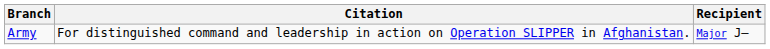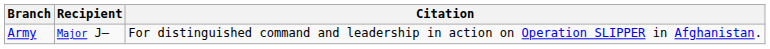columns swapped: (729, 15) <-> (374, 15)
